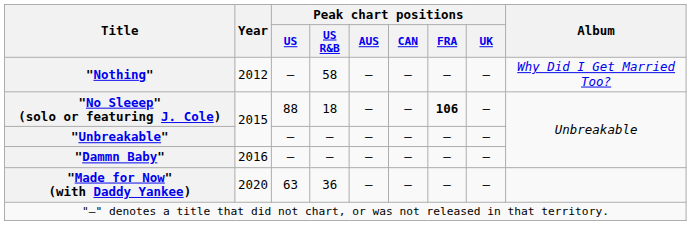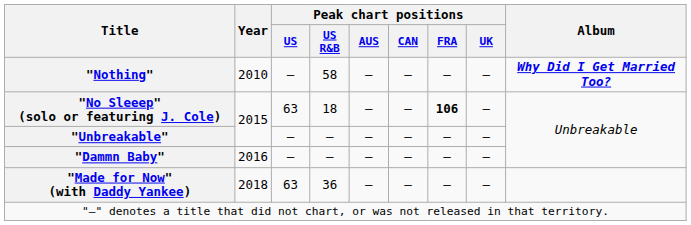(253, 74) 2012 -> (253, 74) 2010
(596, 74) normal -> (596, 74) bold
(291, 109) 88 -> (291, 109) 63
(253, 185) 2020 -> (253, 185) 2018
